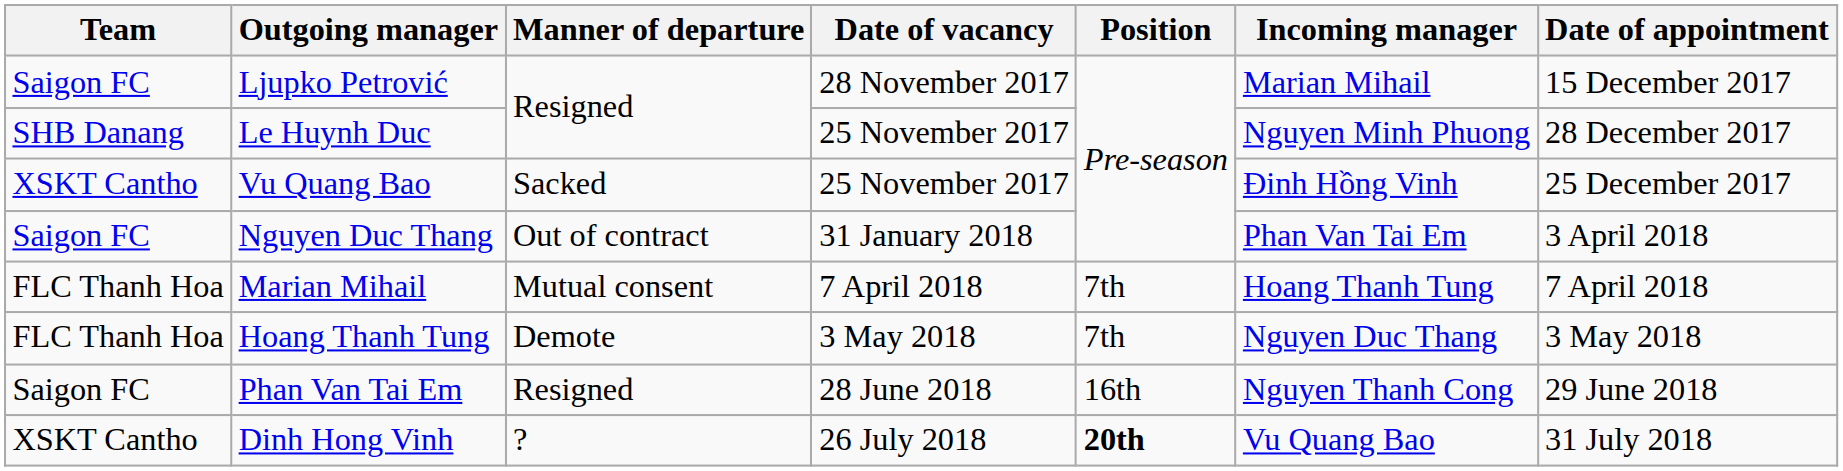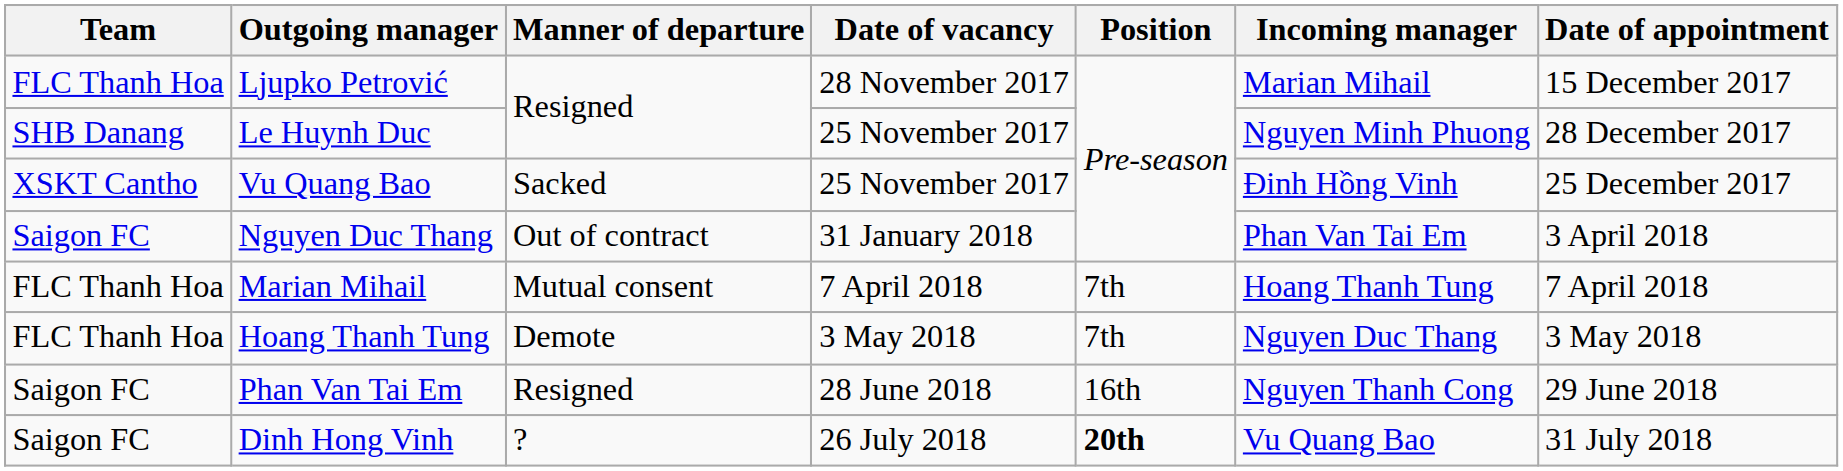(81, 81) Saigon FC -> (118, 81) FLC Thanh Hoa
(105, 440) XSKT Cantho -> (81, 440) Saigon FC
